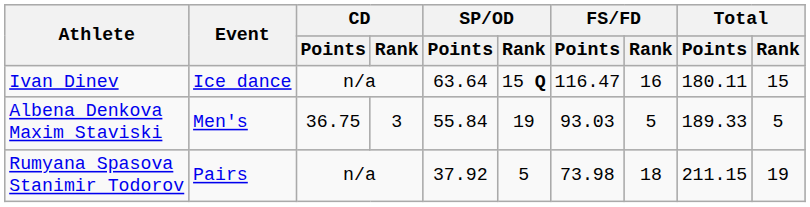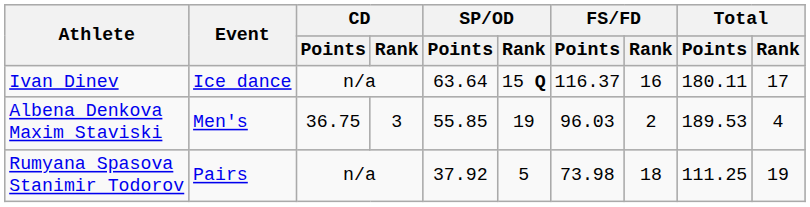(587, 81) 116.47 -> (587, 81) 116.37
(778, 81) 15 -> (778, 81) 17
(460, 123) 55.84 -> (460, 123) 55.85
(587, 123) 93.03 -> (587, 123) 96.03
(651, 123) 5 -> (651, 123) 2
(714, 123) 189.33 -> (714, 123) 189.53
(778, 123) 5 -> (778, 123) 4
(714, 175) 211.15 -> (714, 175) 111.25
